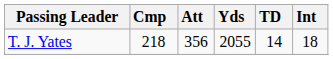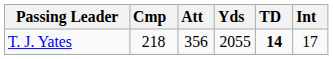(274, 41) normal -> (274, 41) bold
(310, 41) 18 -> (310, 41) 17
